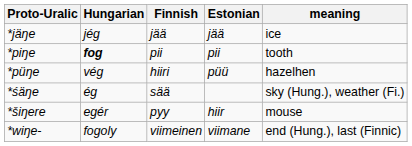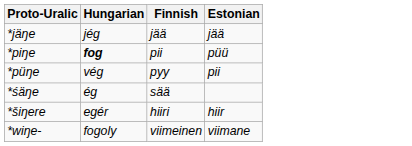- column: (335, 14)
(214, 53) pii -> (218, 53) püü
(160, 72) hiiri -> (160, 72) pyy
(218, 72) püü -> (214, 72) pii
(160, 111) pyy -> (160, 111) hiiri
